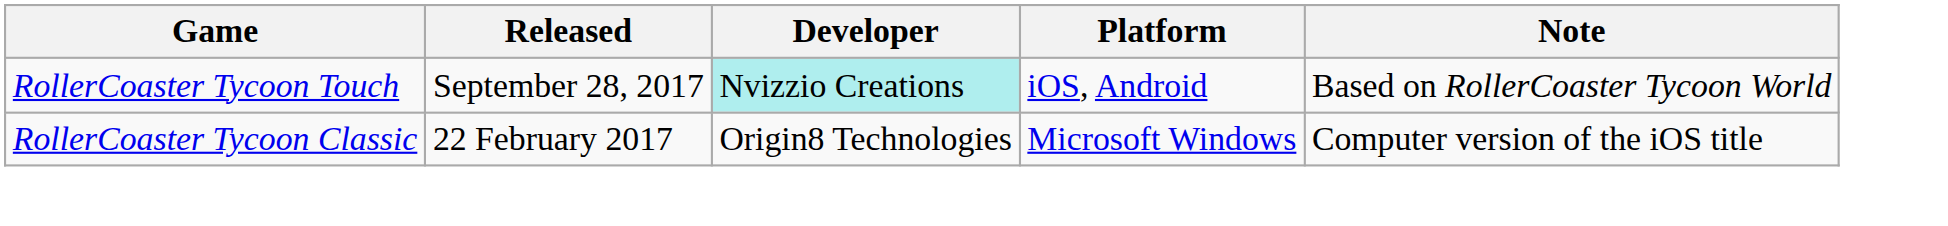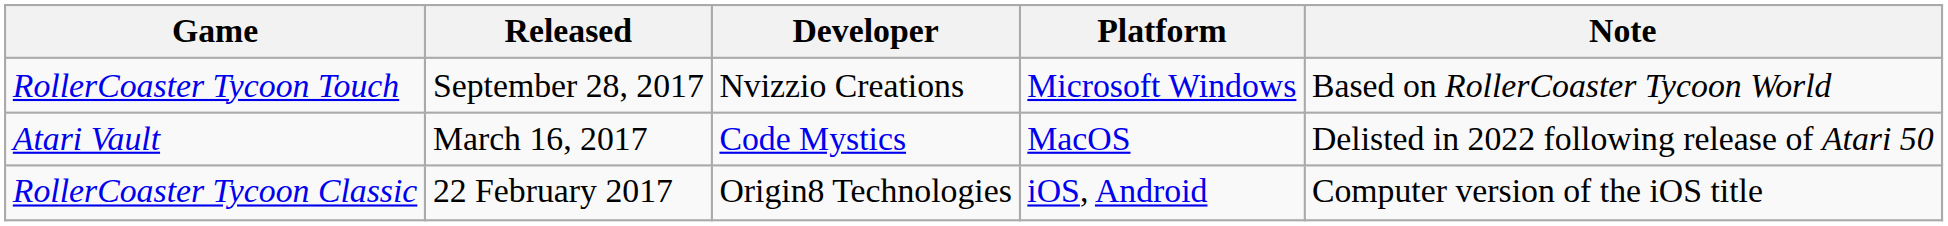(842, 84) paleturquoise background -> (842, 84) no background
(1117, 84) iOS, Android -> (1162, 84) Microsoft Windows
+ row: (86, 138)
(1162, 138) Microsoft Windows -> (1117, 191) iOS, Android
